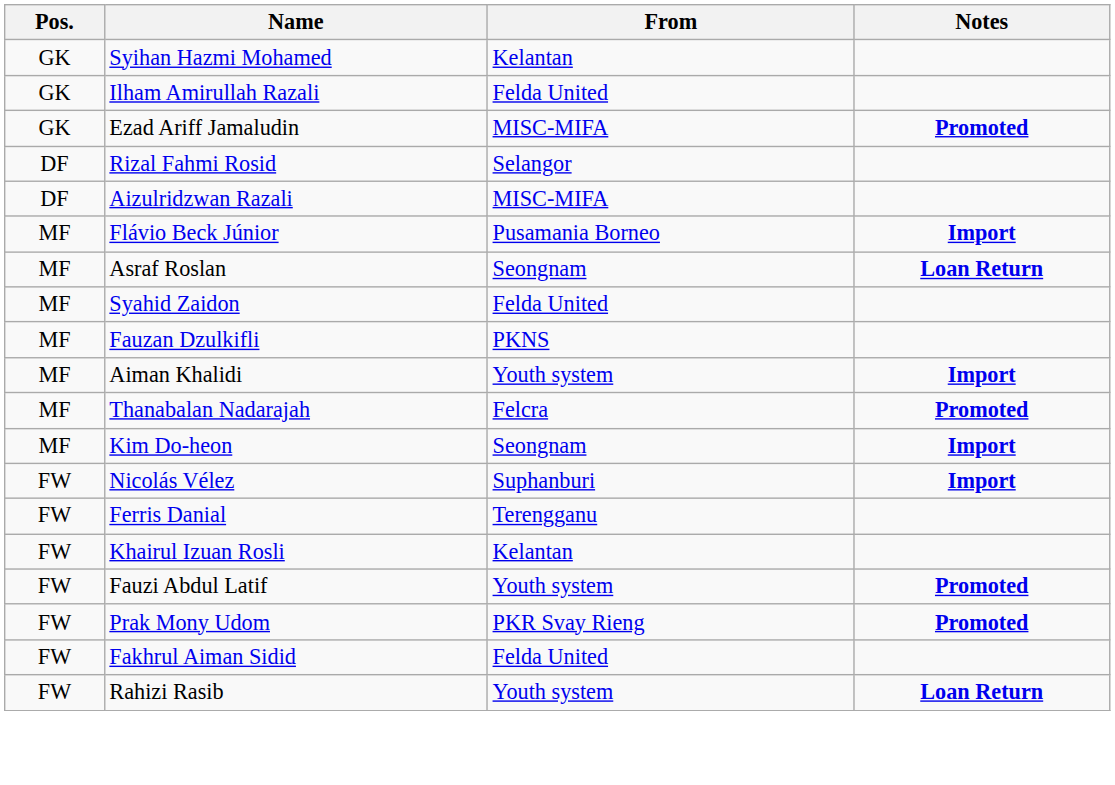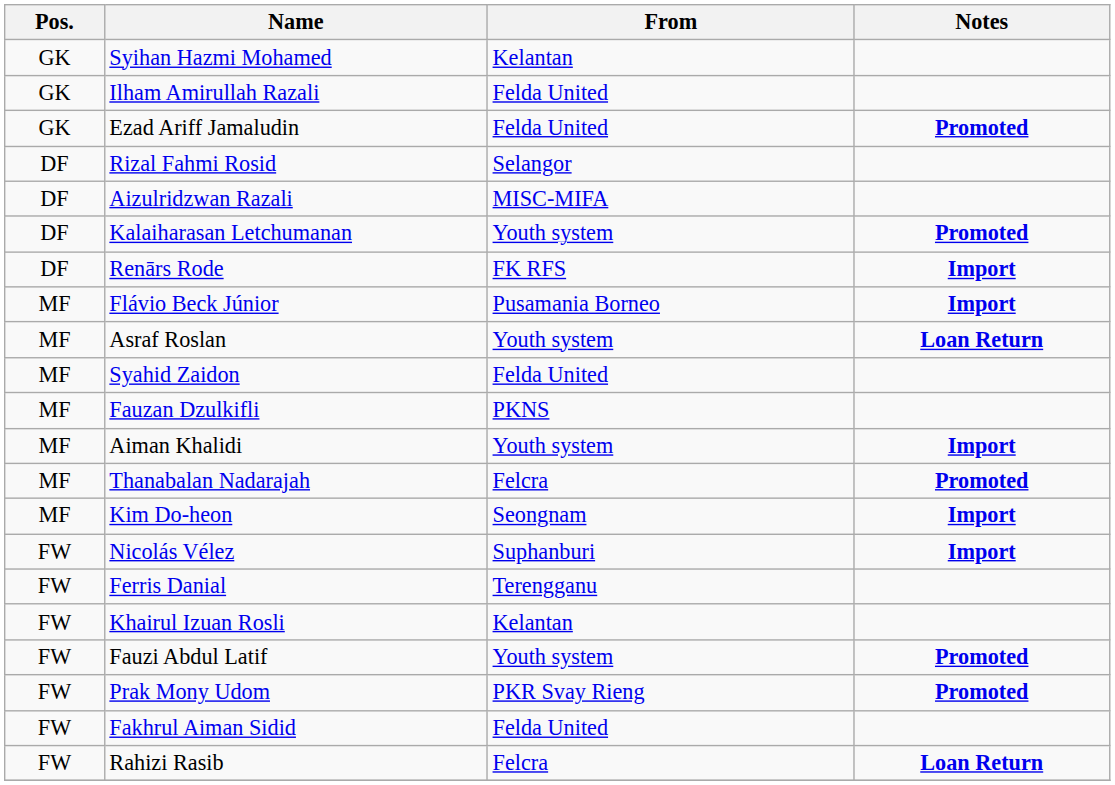(550, 127) MISC-MIFA -> (550, 127) Felda United
+ row: (231, 233)
+ row: (166, 269)
(540, 269) Seongnam -> (553, 339) Youth system
(553, 692) Youth system -> (520, 762) Felcra
